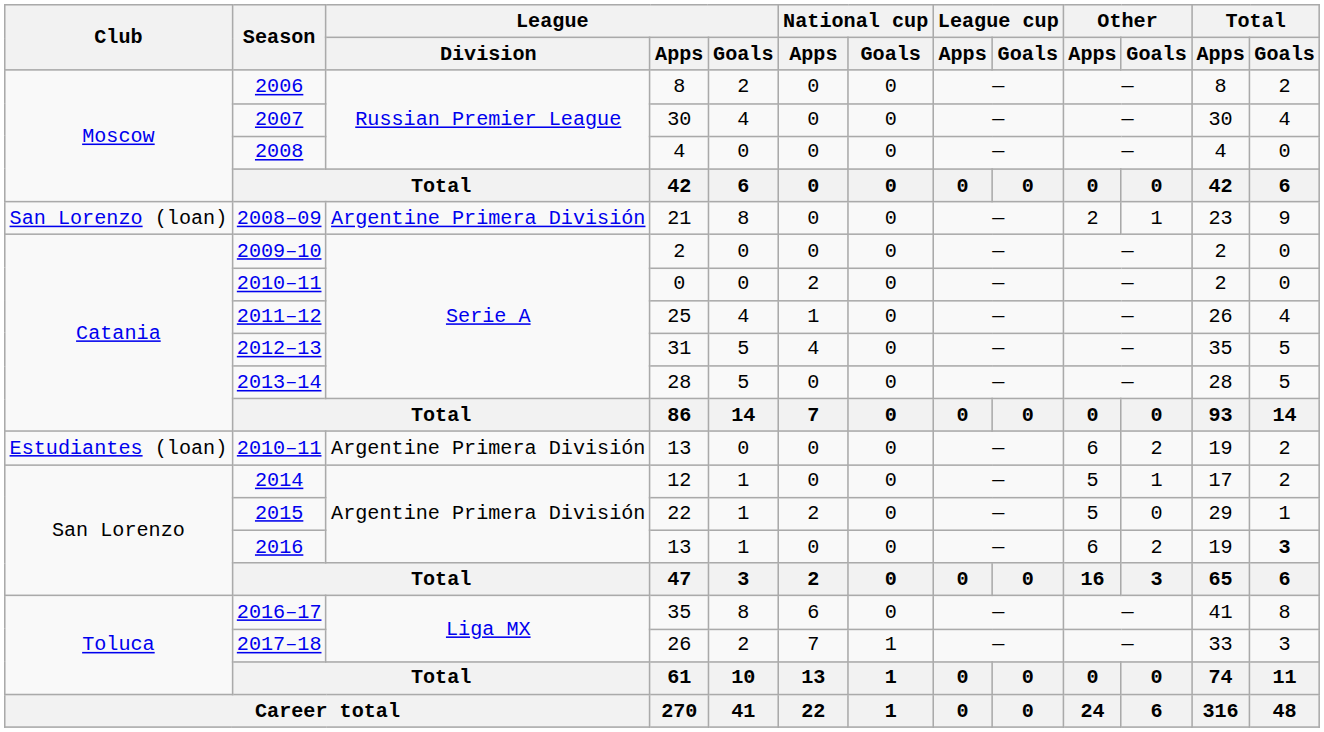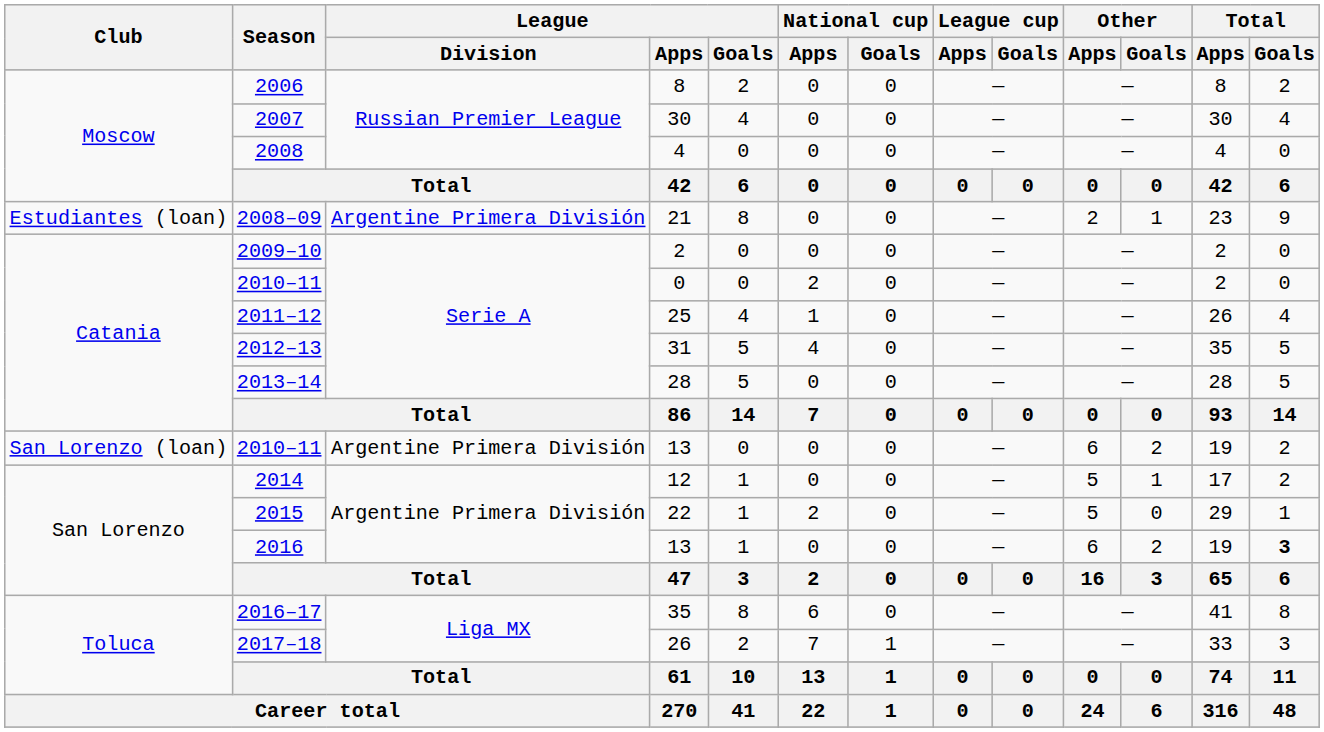(118, 218) San Lorenzo (loan) -> (118, 218) Estudiantes (loan)
(118, 448) Estudiantes (loan) -> (118, 448) San Lorenzo (loan)
